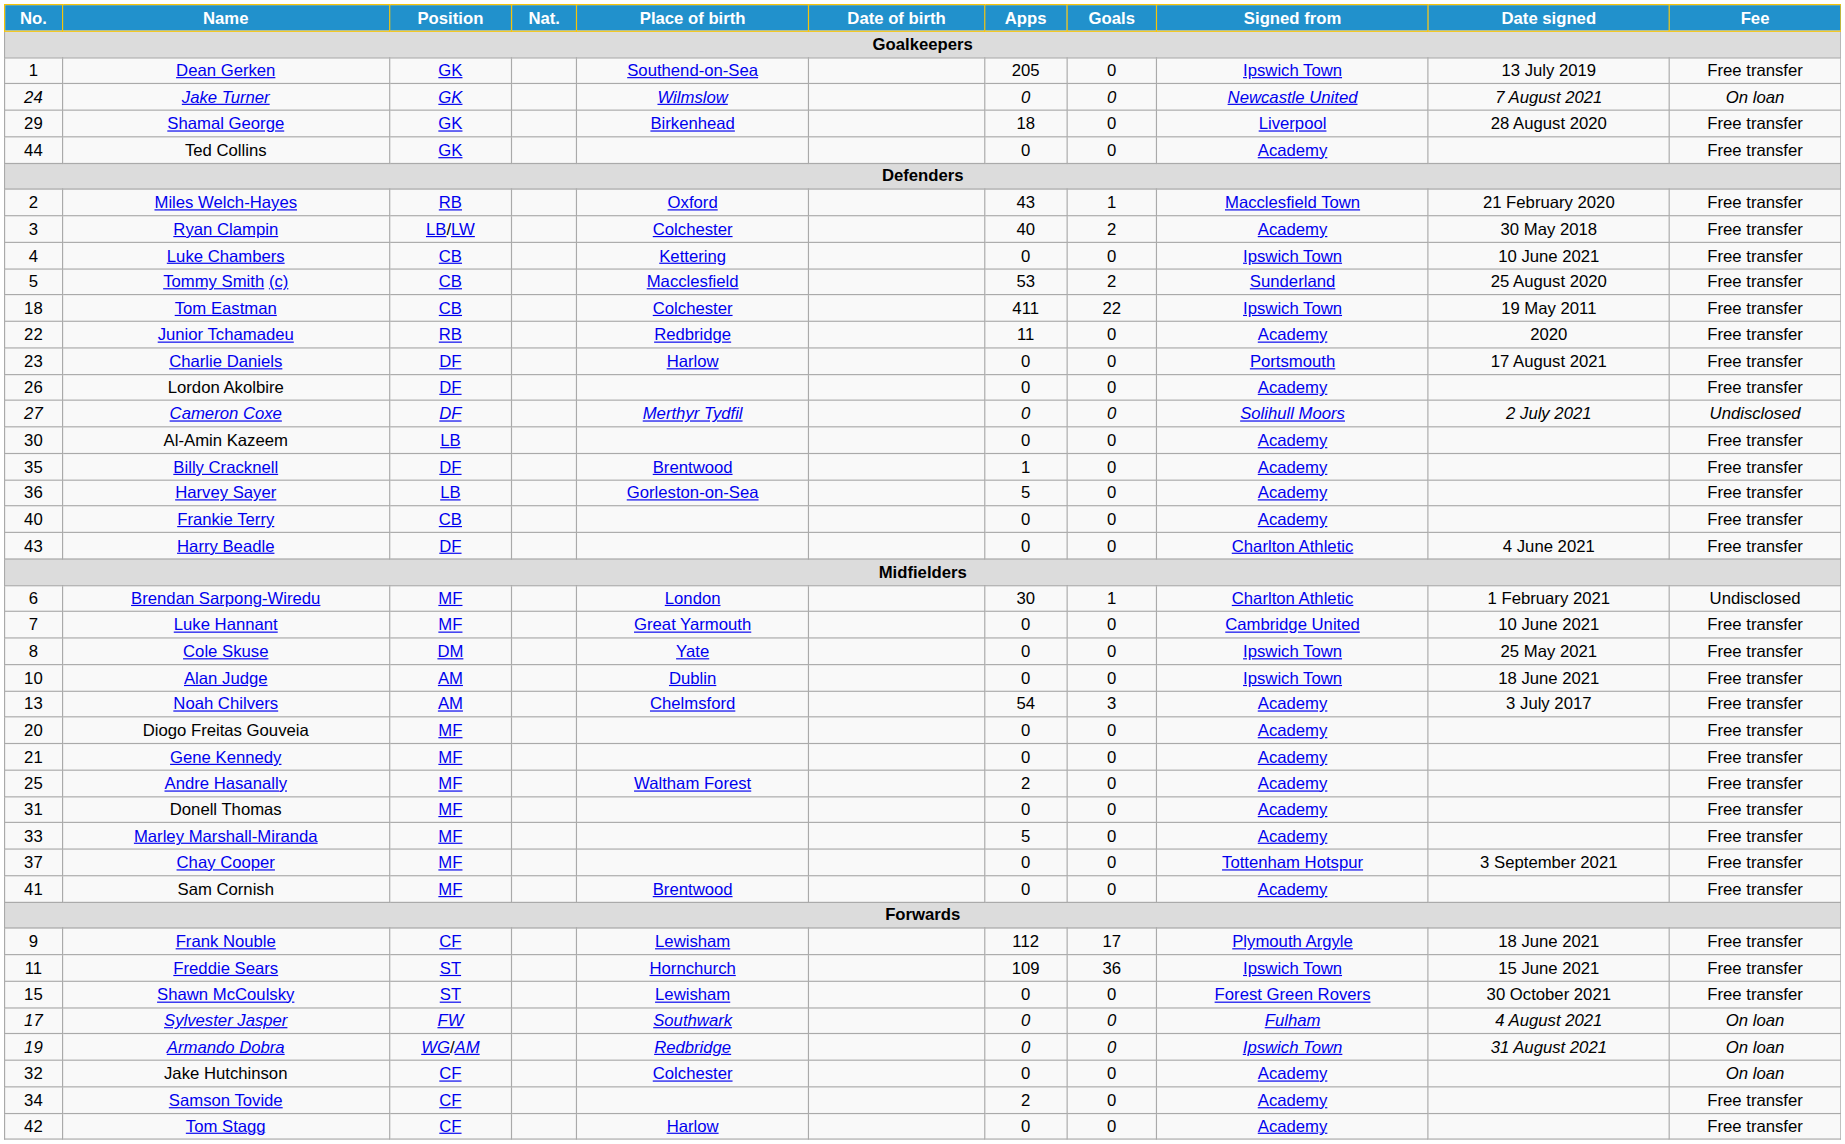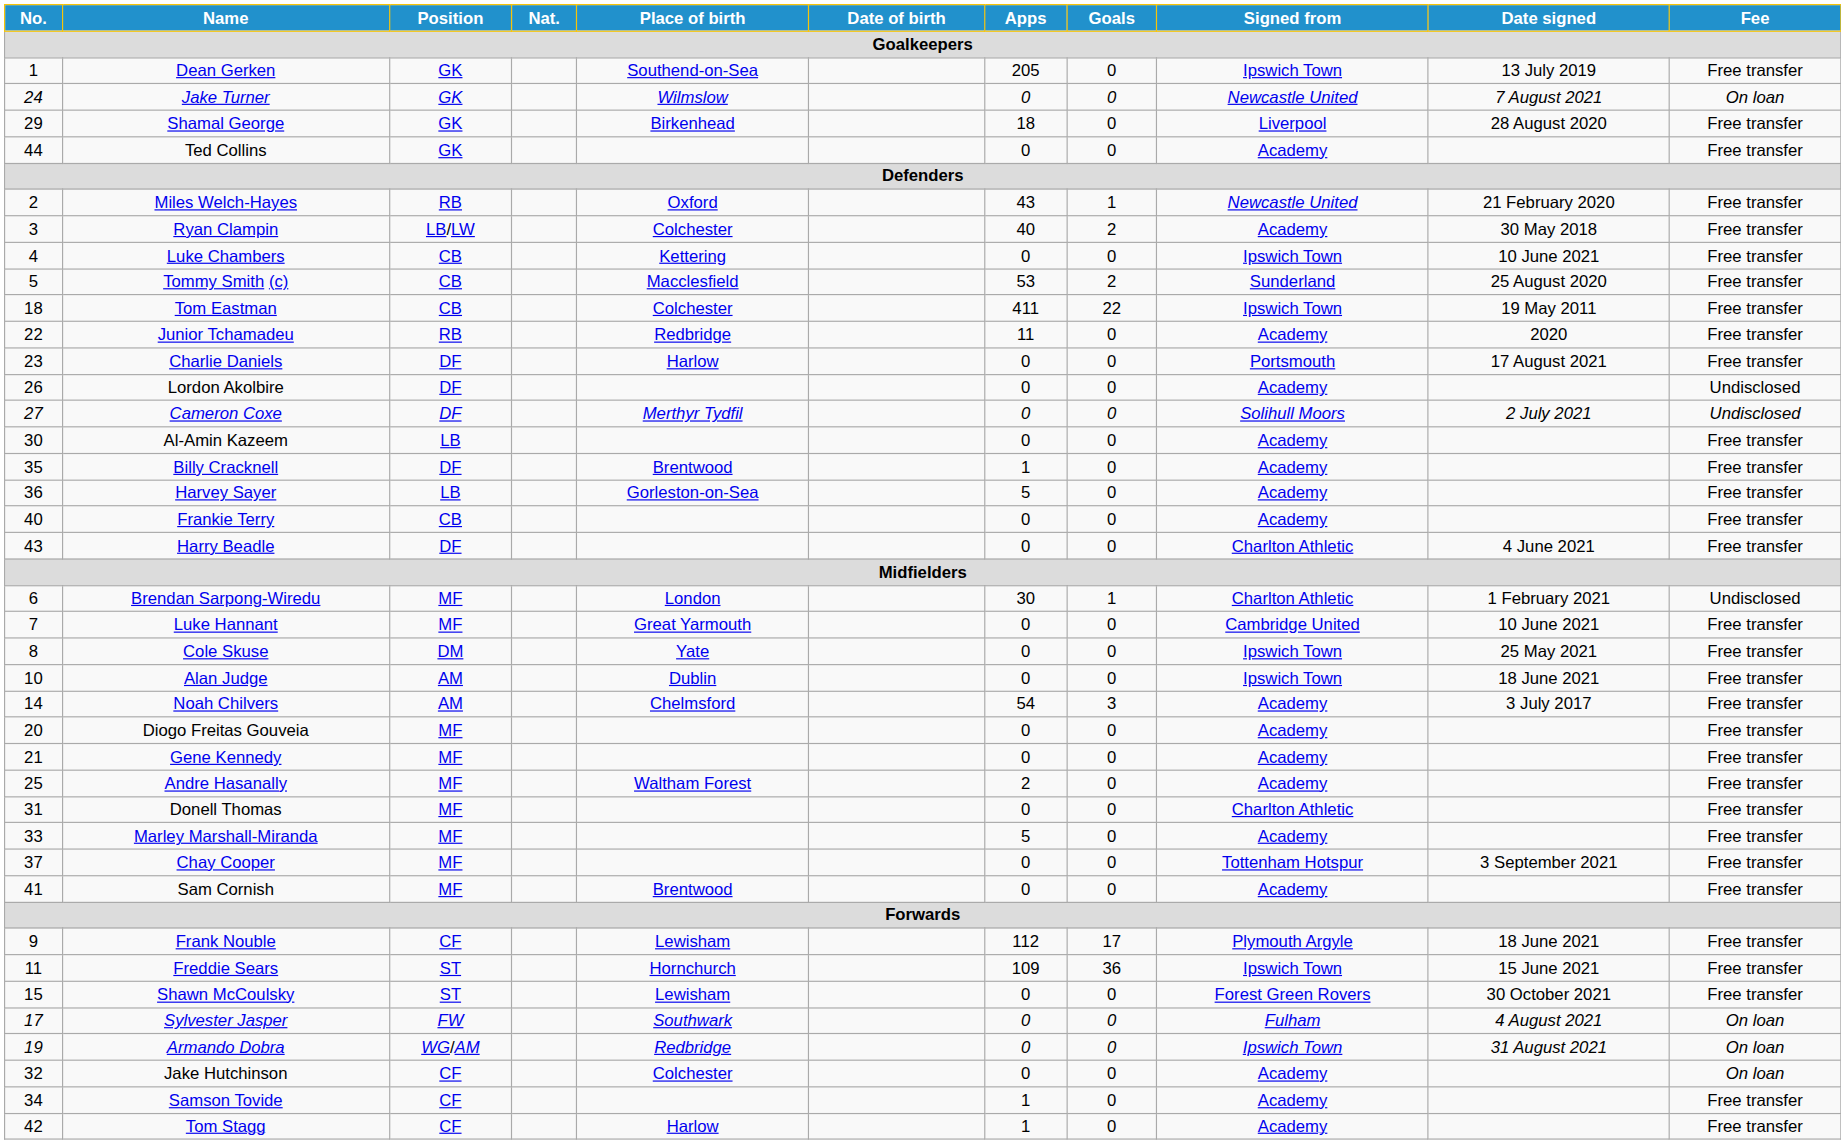(1293, 203) Macclesfield Town -> (1293, 203) Newcastle United
(1755, 388) Free transfer -> (1755, 388) Undisclosed
(33, 704) 13 -> (33, 704) 14
(1293, 810) Academy -> (1293, 810) Charlton Athletic
(1026, 1100) 2 -> (1026, 1100) 1
(1026, 1127) 0 -> (1026, 1127) 1
